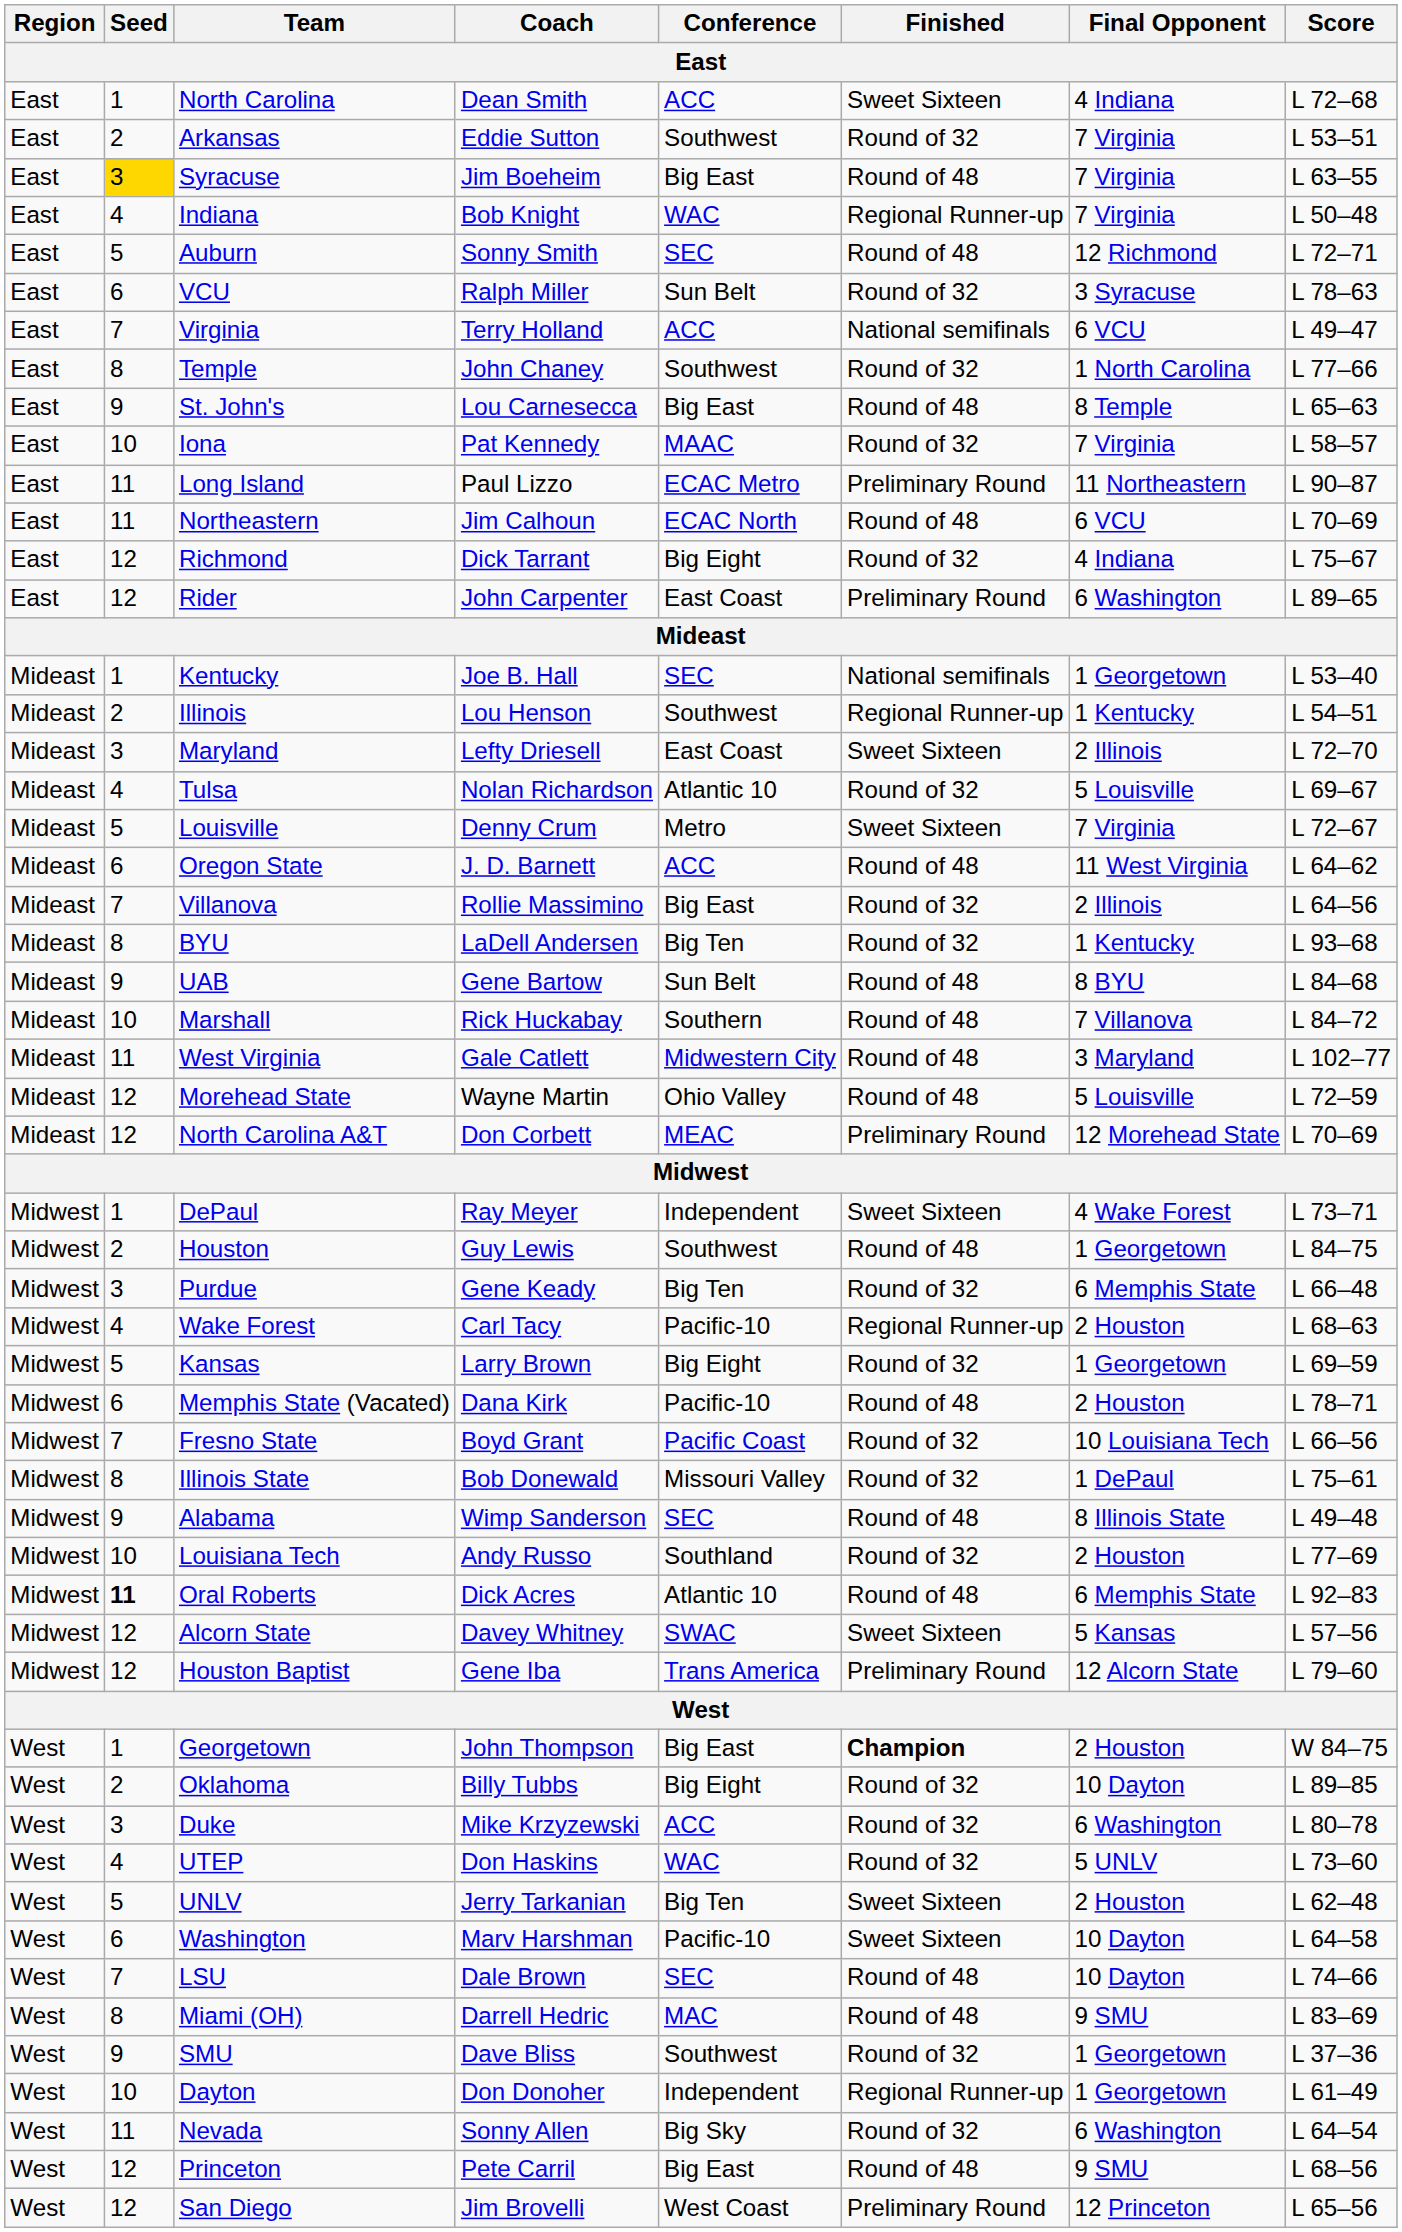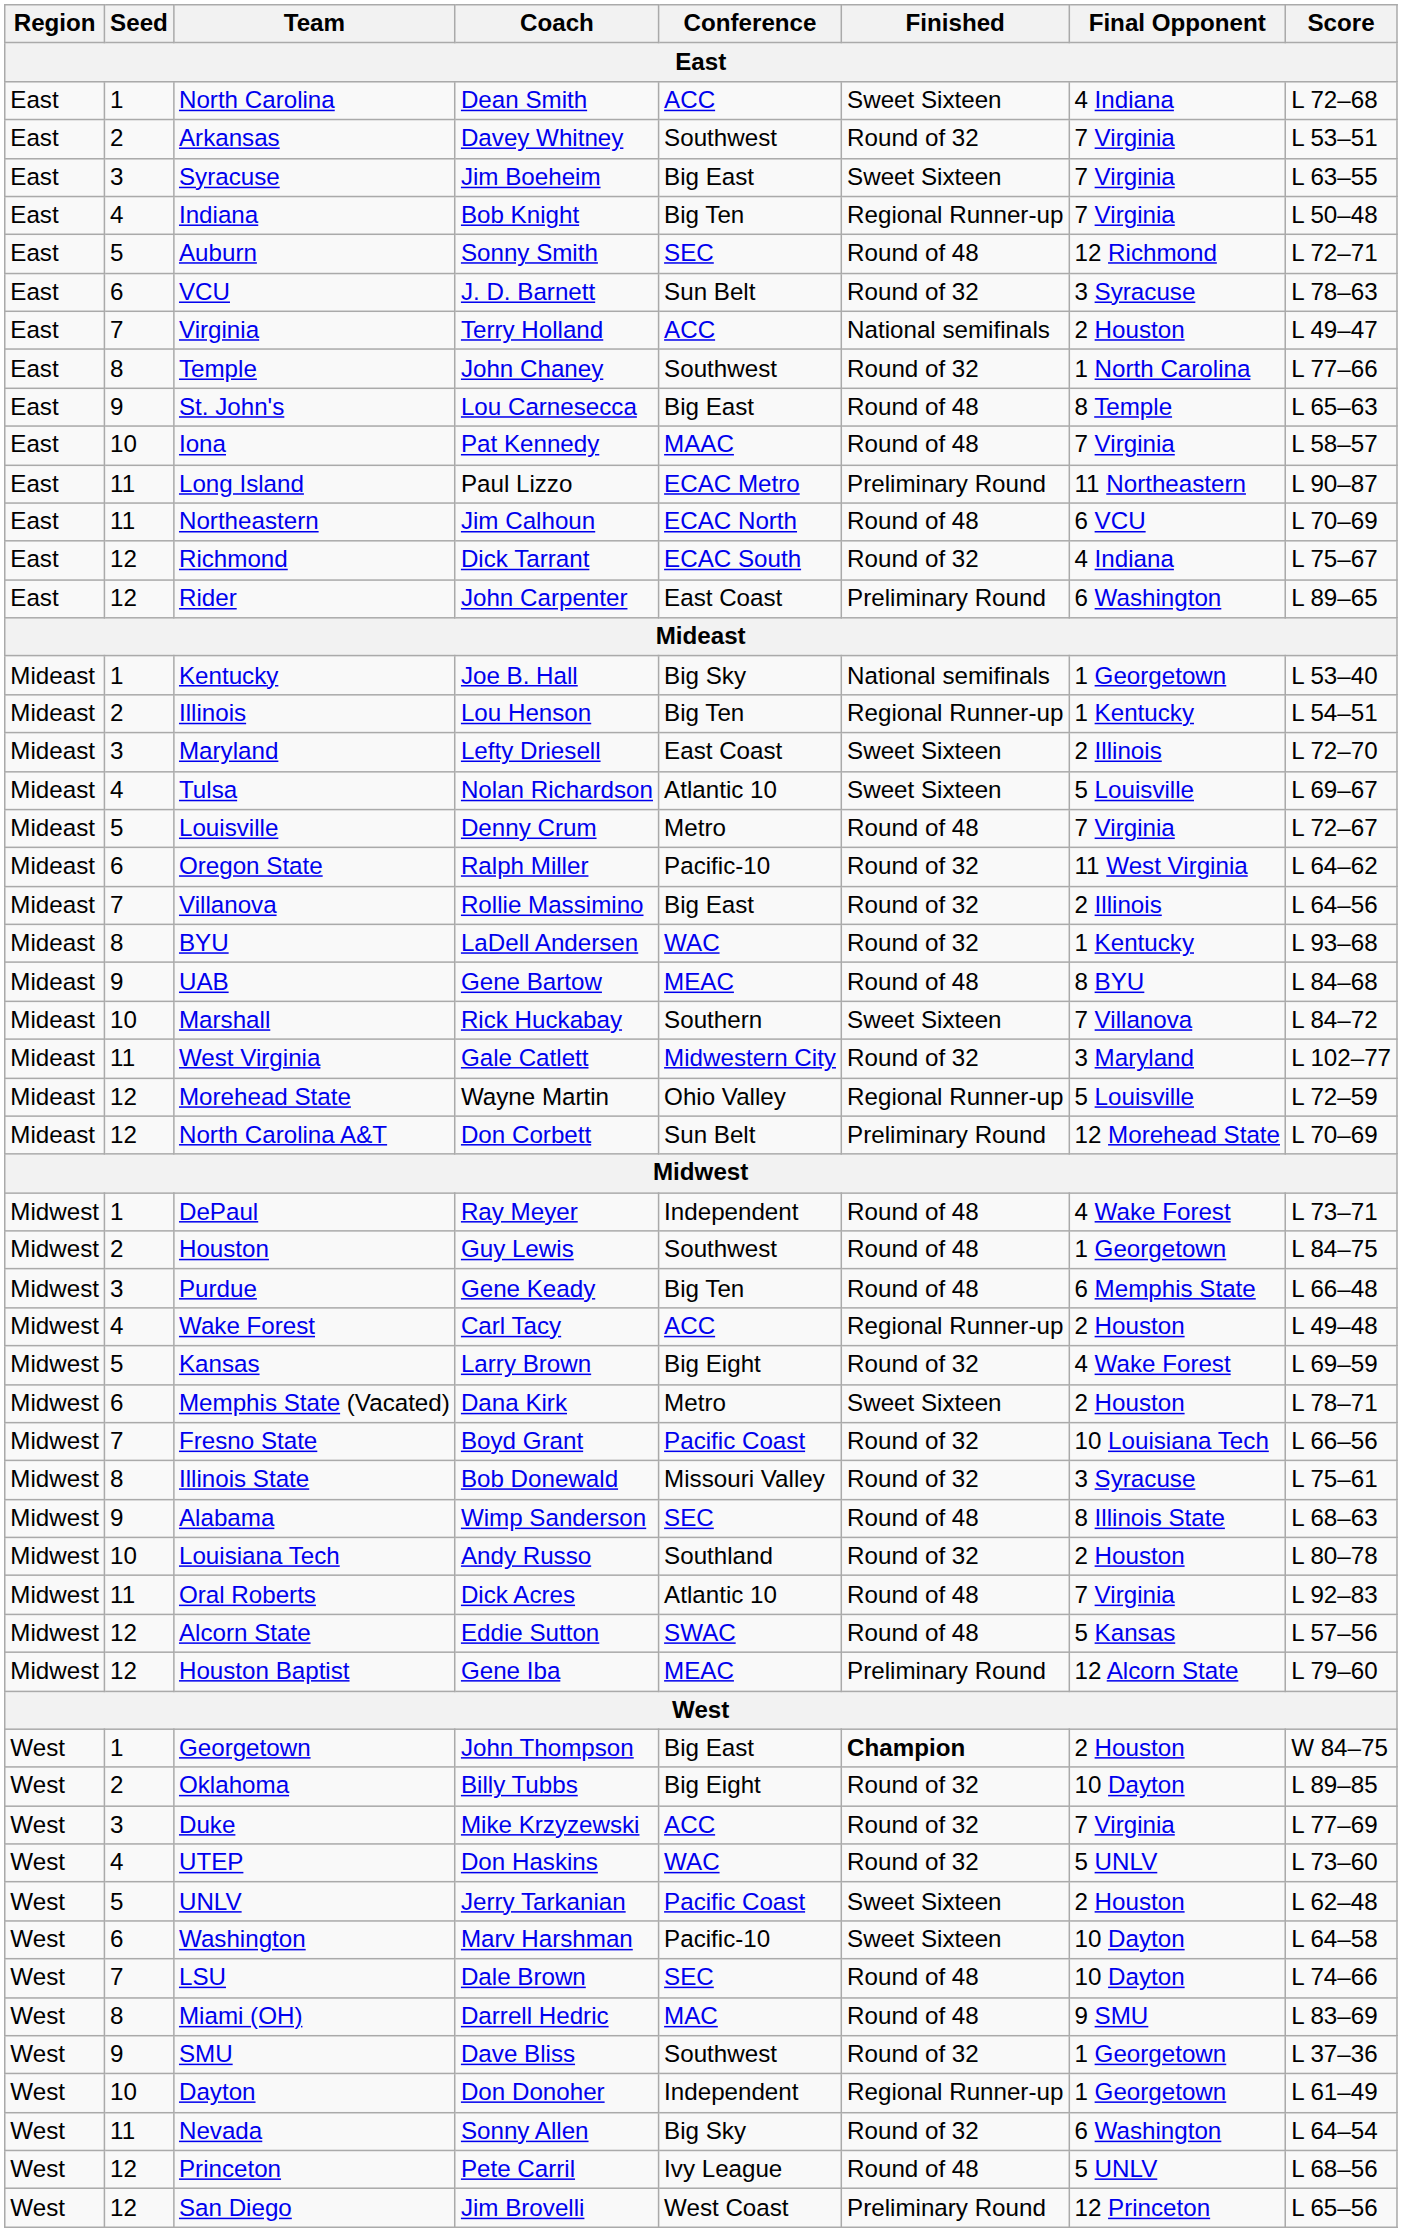(530, 138) Eddie Sutton -> (542, 138) Davey Whitney
(117, 176) gold background -> (117, 176) no background
(913, 176) Round of 48 -> (924, 176) Sweet Sixteen
(692, 215) WAC -> (704, 215) Big Ten
(525, 291) Ralph Miller -> (528, 291) J. D. Barnett
(1110, 330) 6 VCU -> (1130, 330) 2 Houston
(913, 445) Round of 32 -> (913, 445) Round of 48
(712, 560) Big Eight -> (733, 560) ECAC South
(689, 675) SEC -> (705, 675) Big Sky
(721, 713) Southwest -> (704, 713) Big Ten
(913, 789) Round of 32 -> (924, 789) Sweet Sixteen
(924, 828) Sweet Sixteen -> (913, 828) Round of 48
(528, 866) J. D. Barnett -> (525, 866) Ralph Miller
(690, 866) ACC -> (717, 866) Pacific-10
(913, 866) Round of 48 -> (913, 866) Round of 32
(704, 943) Big Ten -> (692, 943) WAC
(710, 981) Sun Belt -> (699, 981) MEAC
(913, 1019) Round of 48 -> (924, 1019) Sweet Sixteen
(913, 1058) Round of 48 -> (913, 1058) Round of 32
(913, 1096) Round of 48 -> (955, 1096) Regional Runner-up
(699, 1134) MEAC -> (710, 1134) Sun Belt
(924, 1211) Sweet Sixteen -> (913, 1211) Round of 48
(913, 1288) Round of 32 -> (913, 1288) Round of 48
(717, 1326) Pacific-10 -> (690, 1326) ACC
(1334, 1326) L 68–63 -> (1334, 1326) L 49–48
(1150, 1364) 1 Georgetown -> (1153, 1364) 4 Wake Forest
(717, 1403) Pacific-10 -> (695, 1403) Metro
(913, 1403) Round of 48 -> (924, 1403) Sweet Sixteen
(1124, 1479) 1 DePaul -> (1135, 1479) 3 Syracuse
(1334, 1517) L 49–48 -> (1334, 1517) L 68–63
(1334, 1556) L 77–69 -> (1334, 1556) L 80–78
(123, 1594) bold -> (123, 1594) normal
(1165, 1594) 6 Memphis State -> (1125, 1594) 7 Virginia
(542, 1632) Davey Whitney -> (530, 1632) Eddie Sutton
(924, 1632) Sweet Sixteen -> (913, 1632) Round of 48
(742, 1671) Trans America -> (699, 1671) MEAC
(1148, 1824) 6 Washington -> (1125, 1824) 7 Virginia
(1334, 1824) L 80–78 -> (1334, 1824) L 77–69
(704, 1901) Big Ten -> (735, 1901) Pacific Coast
(709, 2169) Big East -> (723, 2169) Ivy League
(1111, 2169) 9 SMU -> (1116, 2169) 5 UNLV
